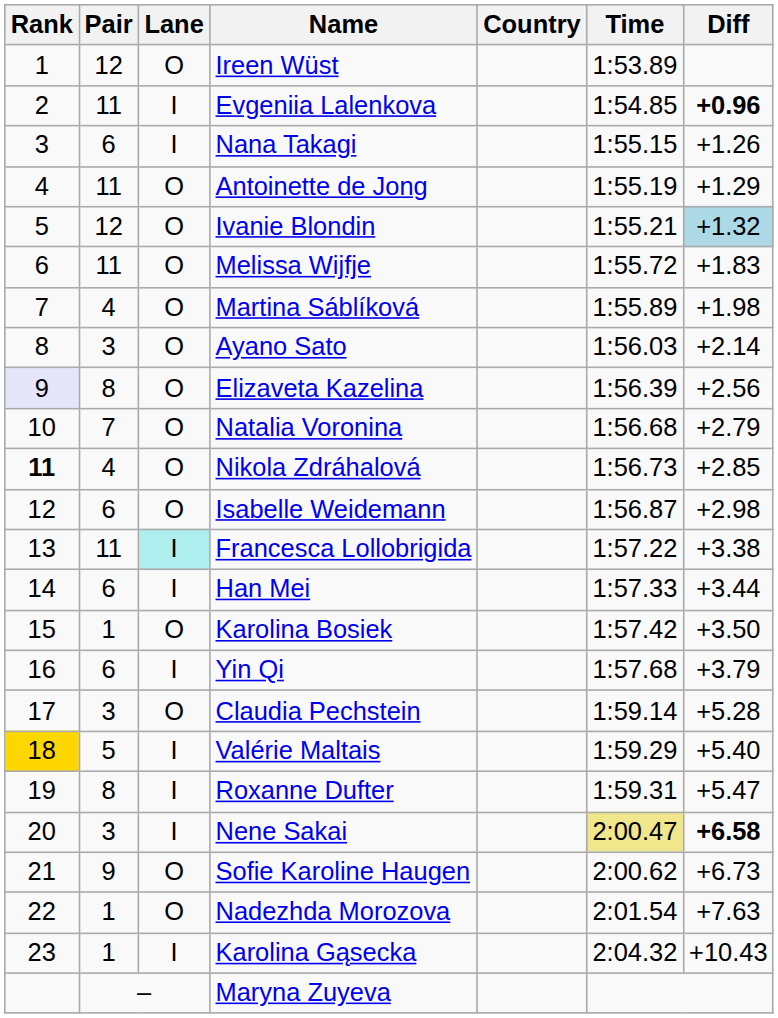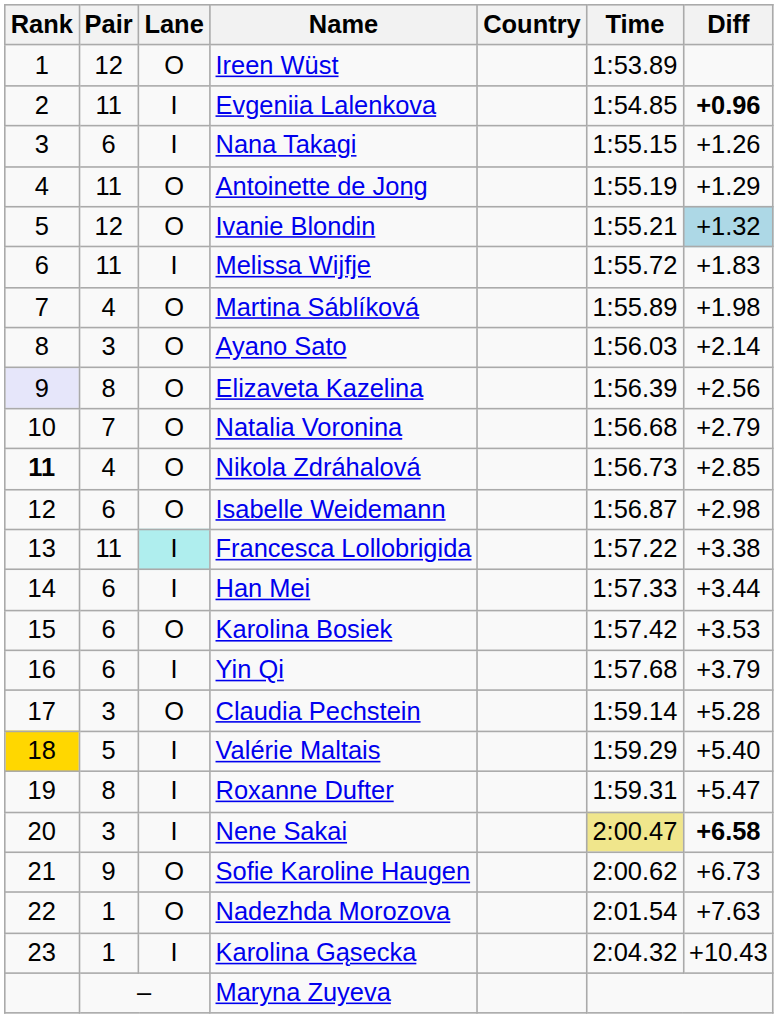(174, 266) O -> (174, 266) I
(109, 629) 1 -> (109, 629) 6
(728, 629) +3.50 -> (728, 629) +3.53
